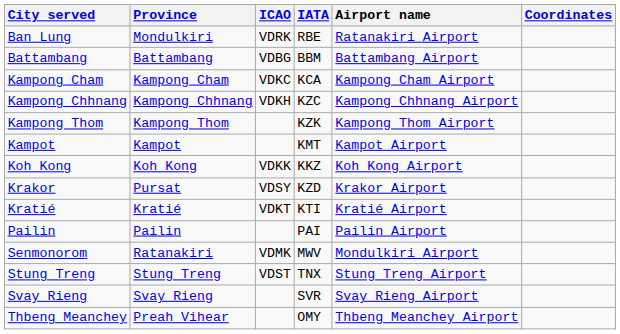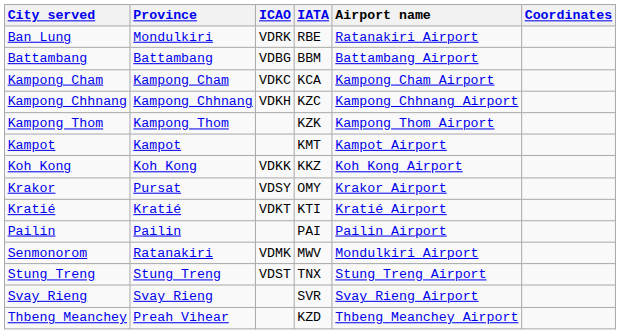(309, 188) KZD -> (309, 188) OMY
(309, 318) OMY -> (309, 318) KZD
